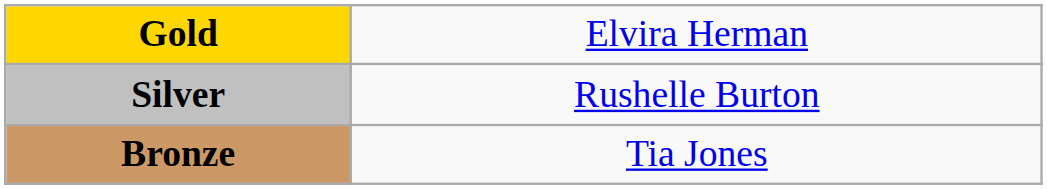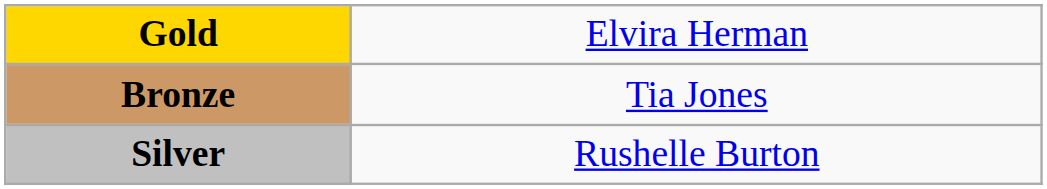rows swapped: (178, 93) <-> (178, 153)
